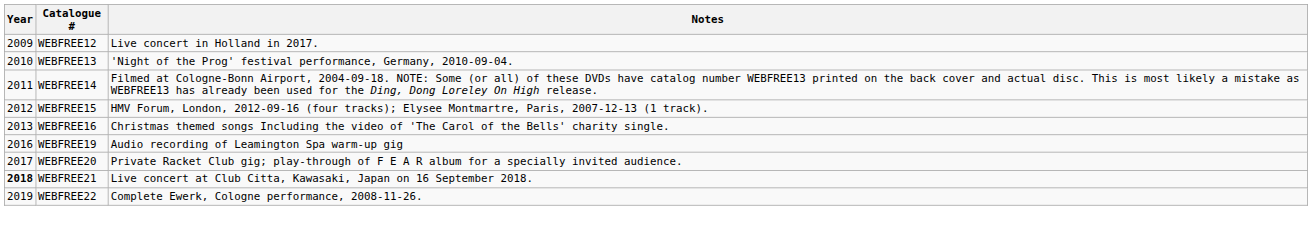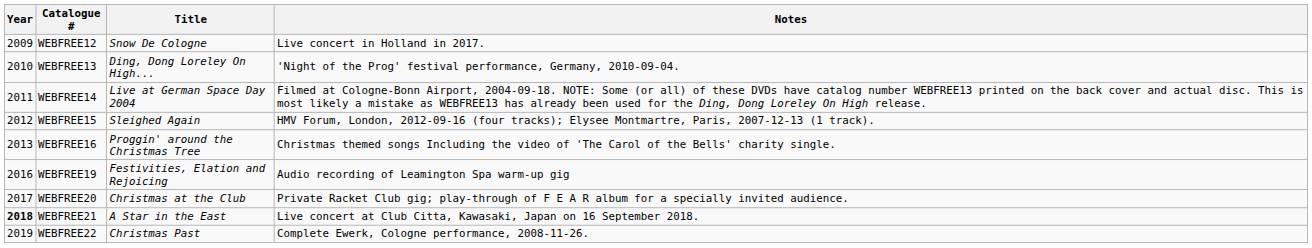+ column: (191, 19)
